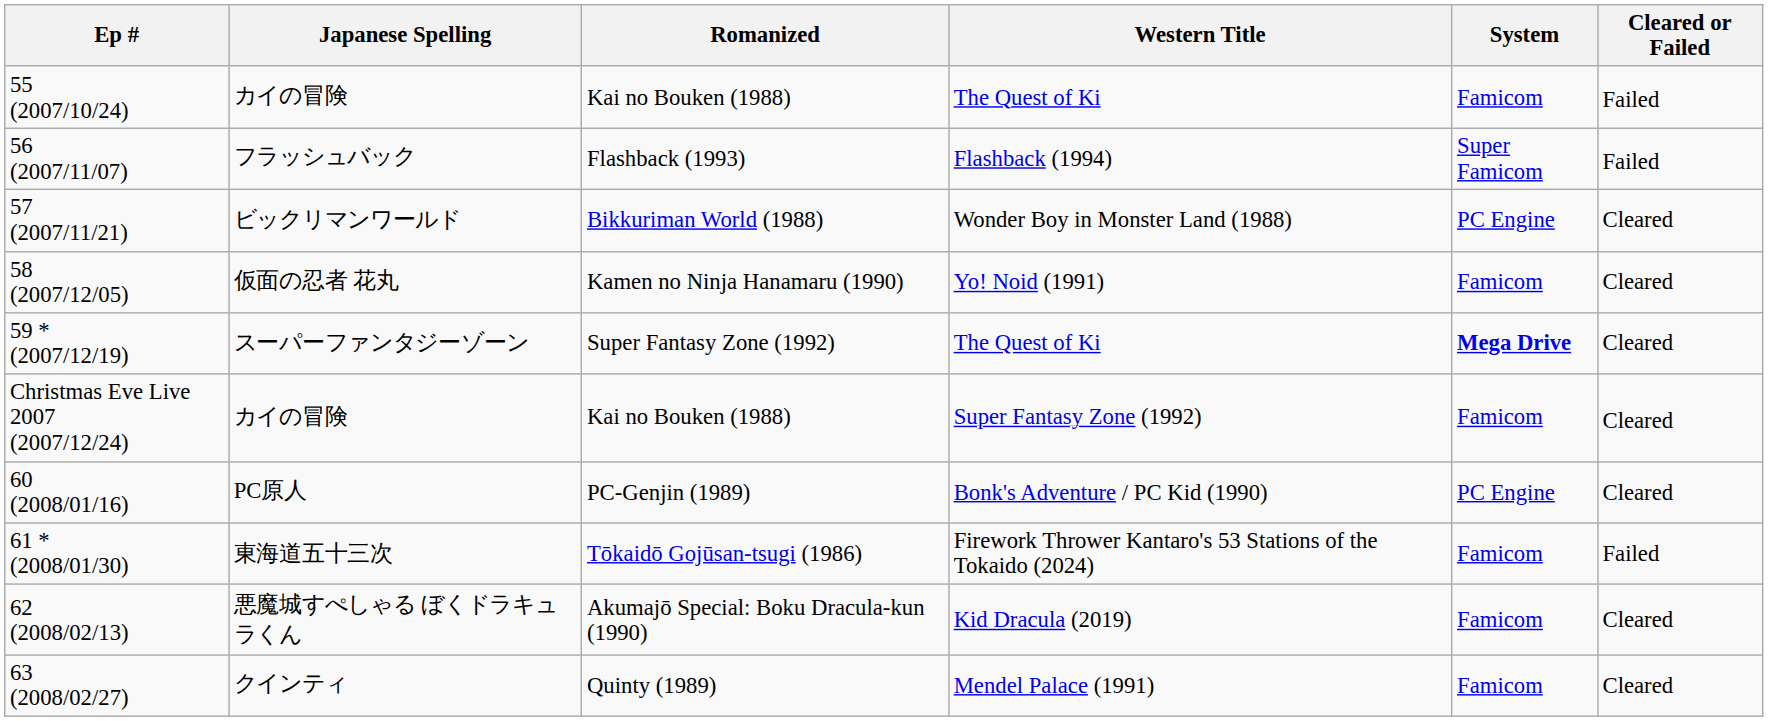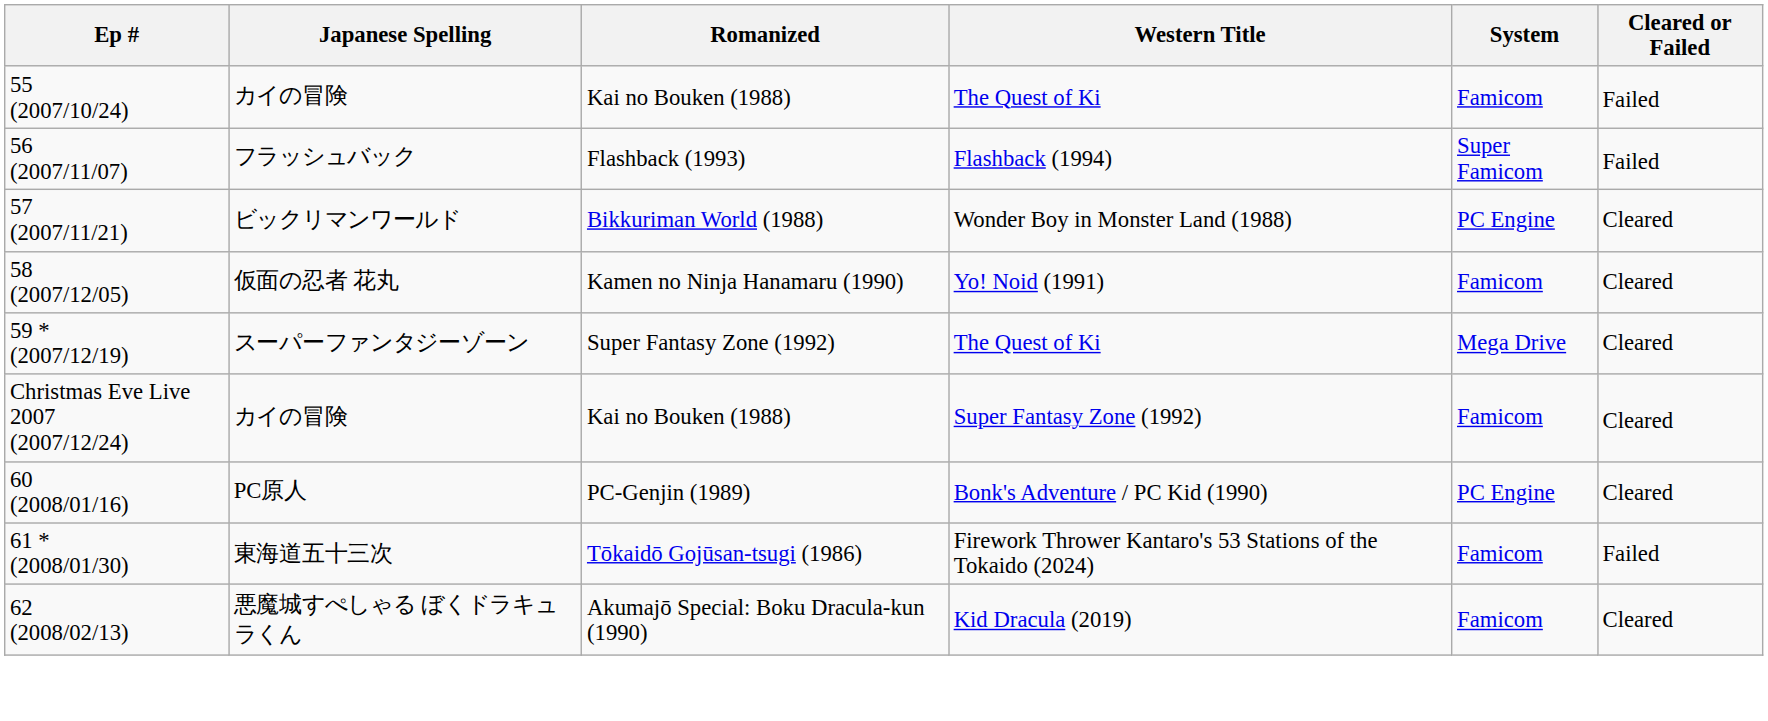(1514, 343) bold -> (1512, 343) normal
- row: (69, 685)
